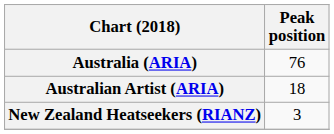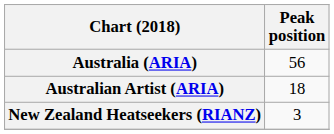(297, 62) 76 -> (297, 62) 56
